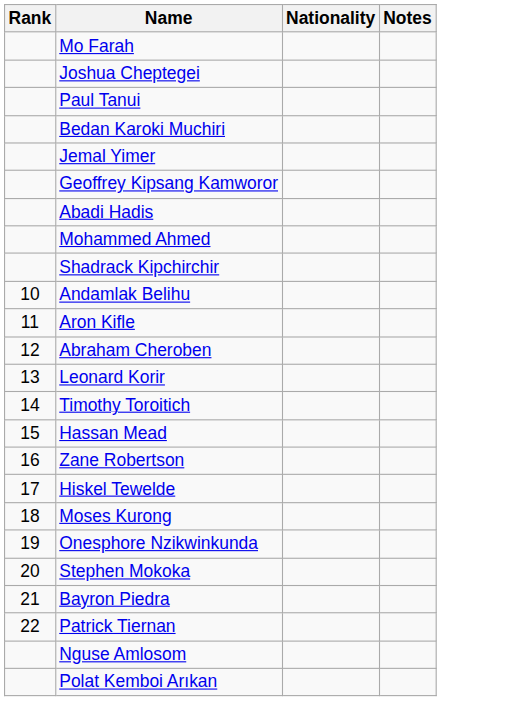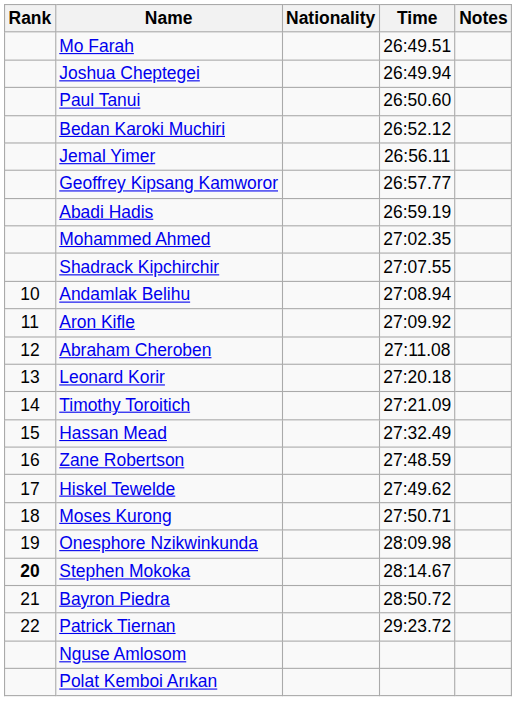+ column: (417, 18)
(30, 571) normal -> (30, 571) bold
